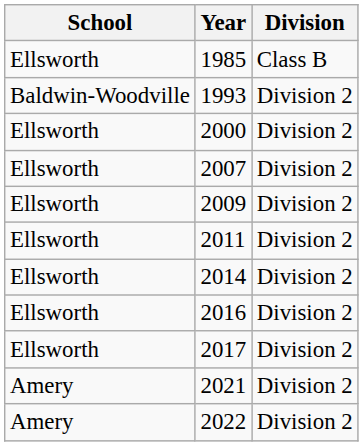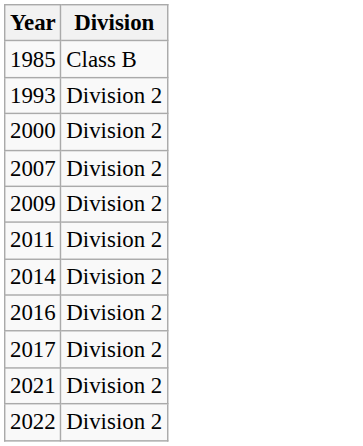- column: (100, 22)
